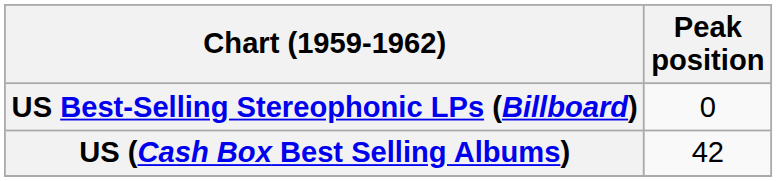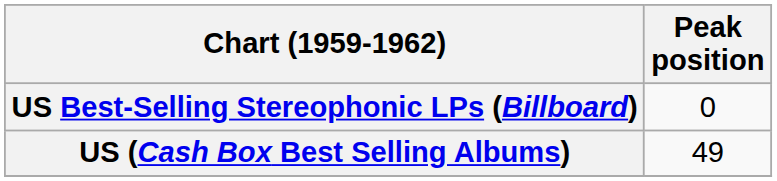(708, 152) 42 -> (708, 152) 49
